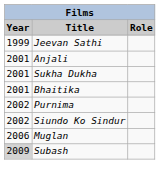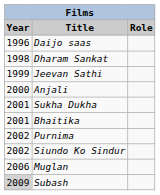+ row: (63, 43)
+ row: (71, 58)
(18, 58) 2001 -> (18, 89) 2000
